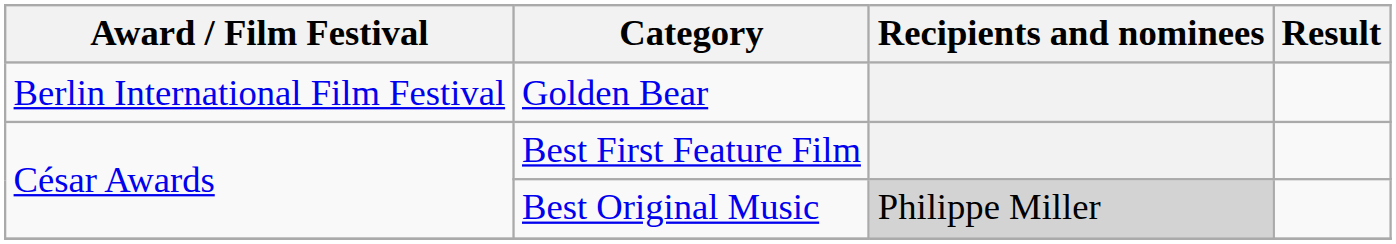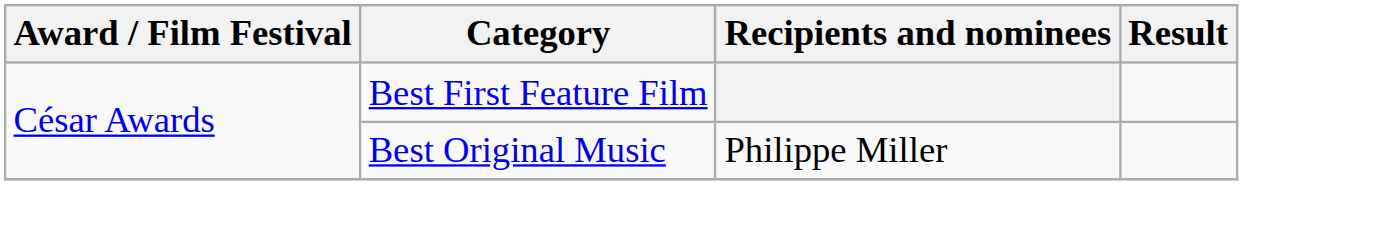- row: (615, 91)
(989, 207) lightgrey background -> (836, 149) no background
